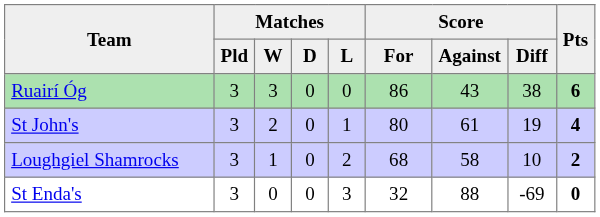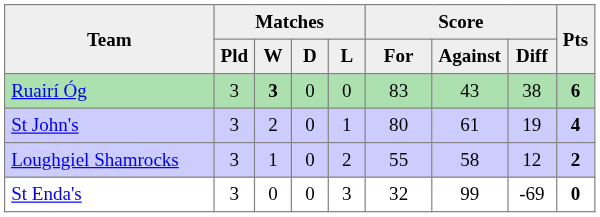(273, 90) normal -> (273, 90) bold
(399, 90) 86 -> (399, 90) 83
(399, 159) 68 -> (399, 159) 55
(532, 159) 10 -> (532, 159) 12
(470, 194) 88 -> (470, 194) 99
